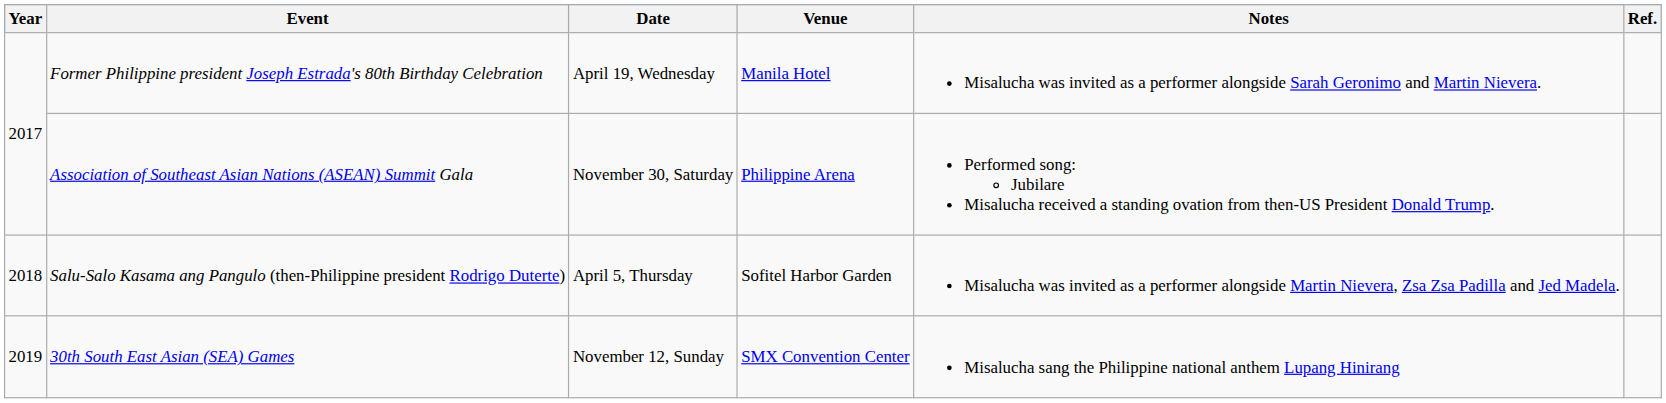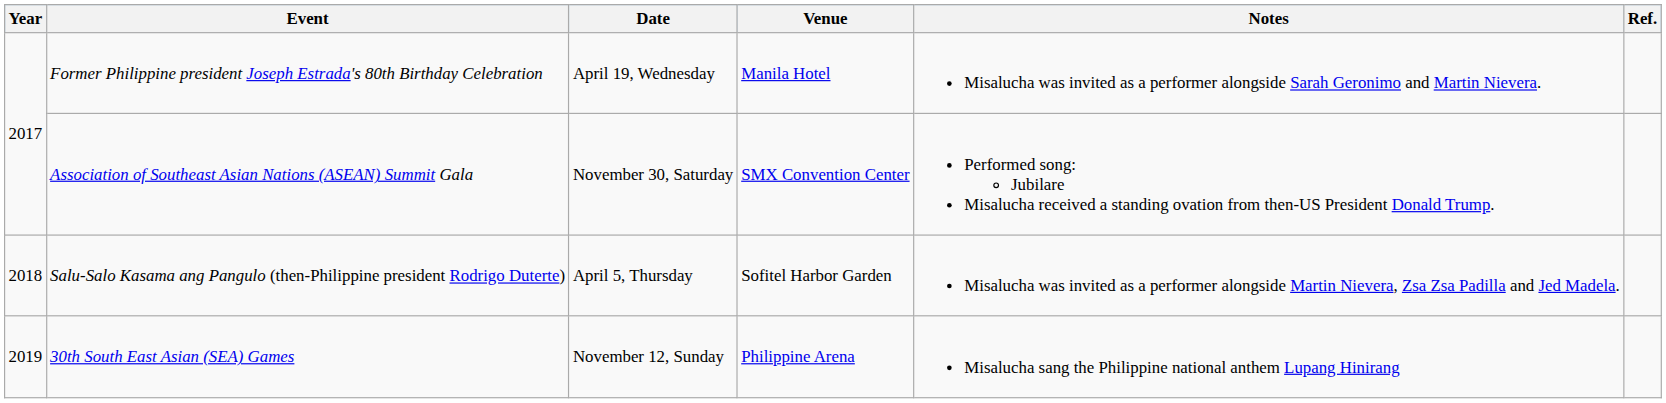(798, 174) Philippine Arena -> (825, 174) SMX Convention Center
(825, 357) SMX Convention Center -> (798, 357) Philippine Arena
